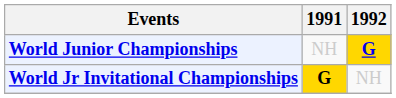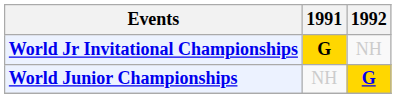rows swapped: (153, 79) <-> (123, 49)
